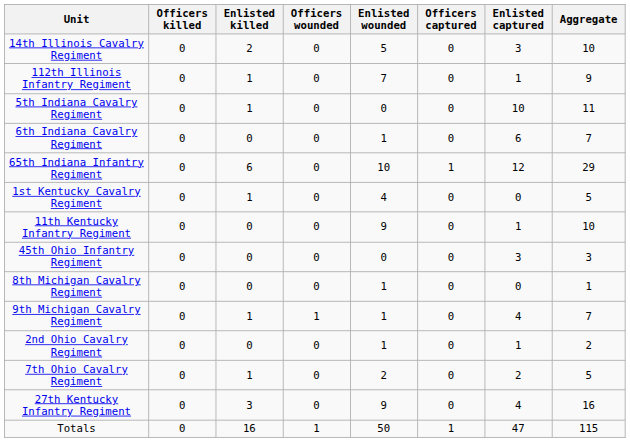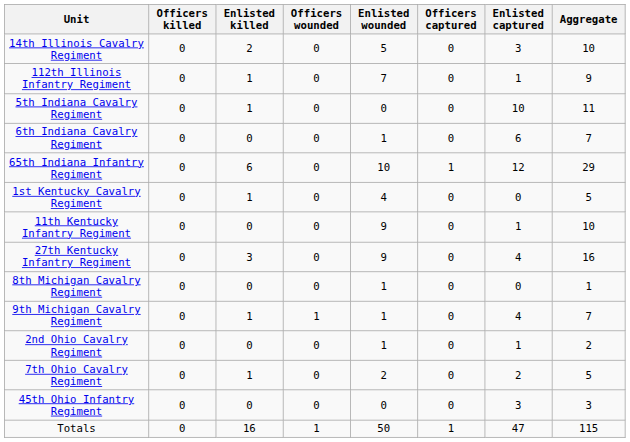rows swapped: (76, 405) <-> (76, 257)
